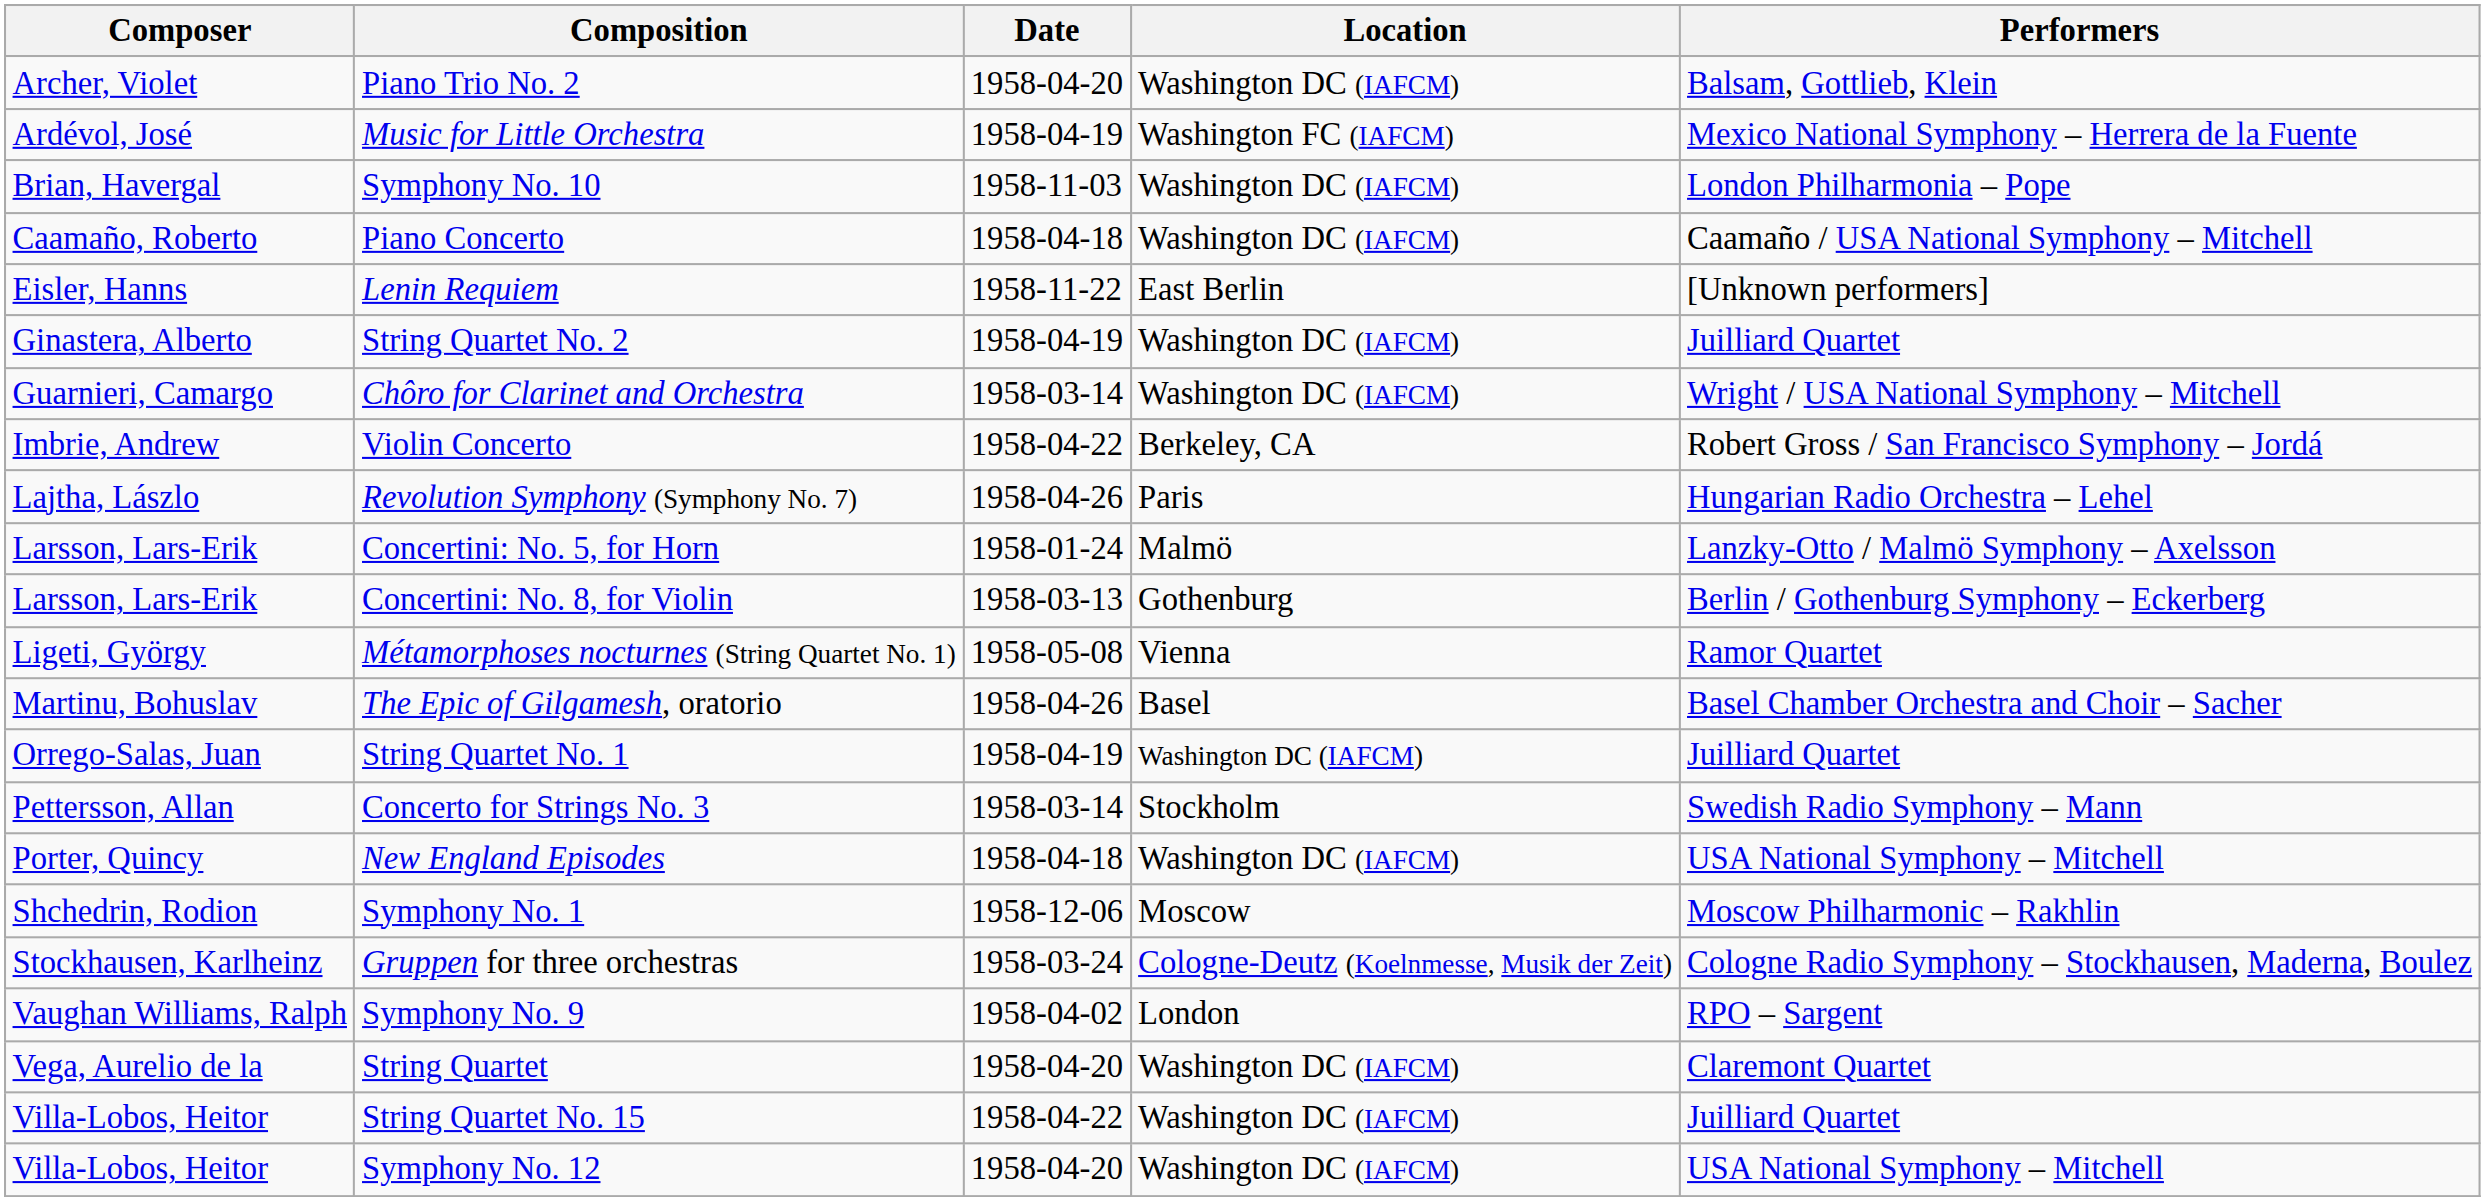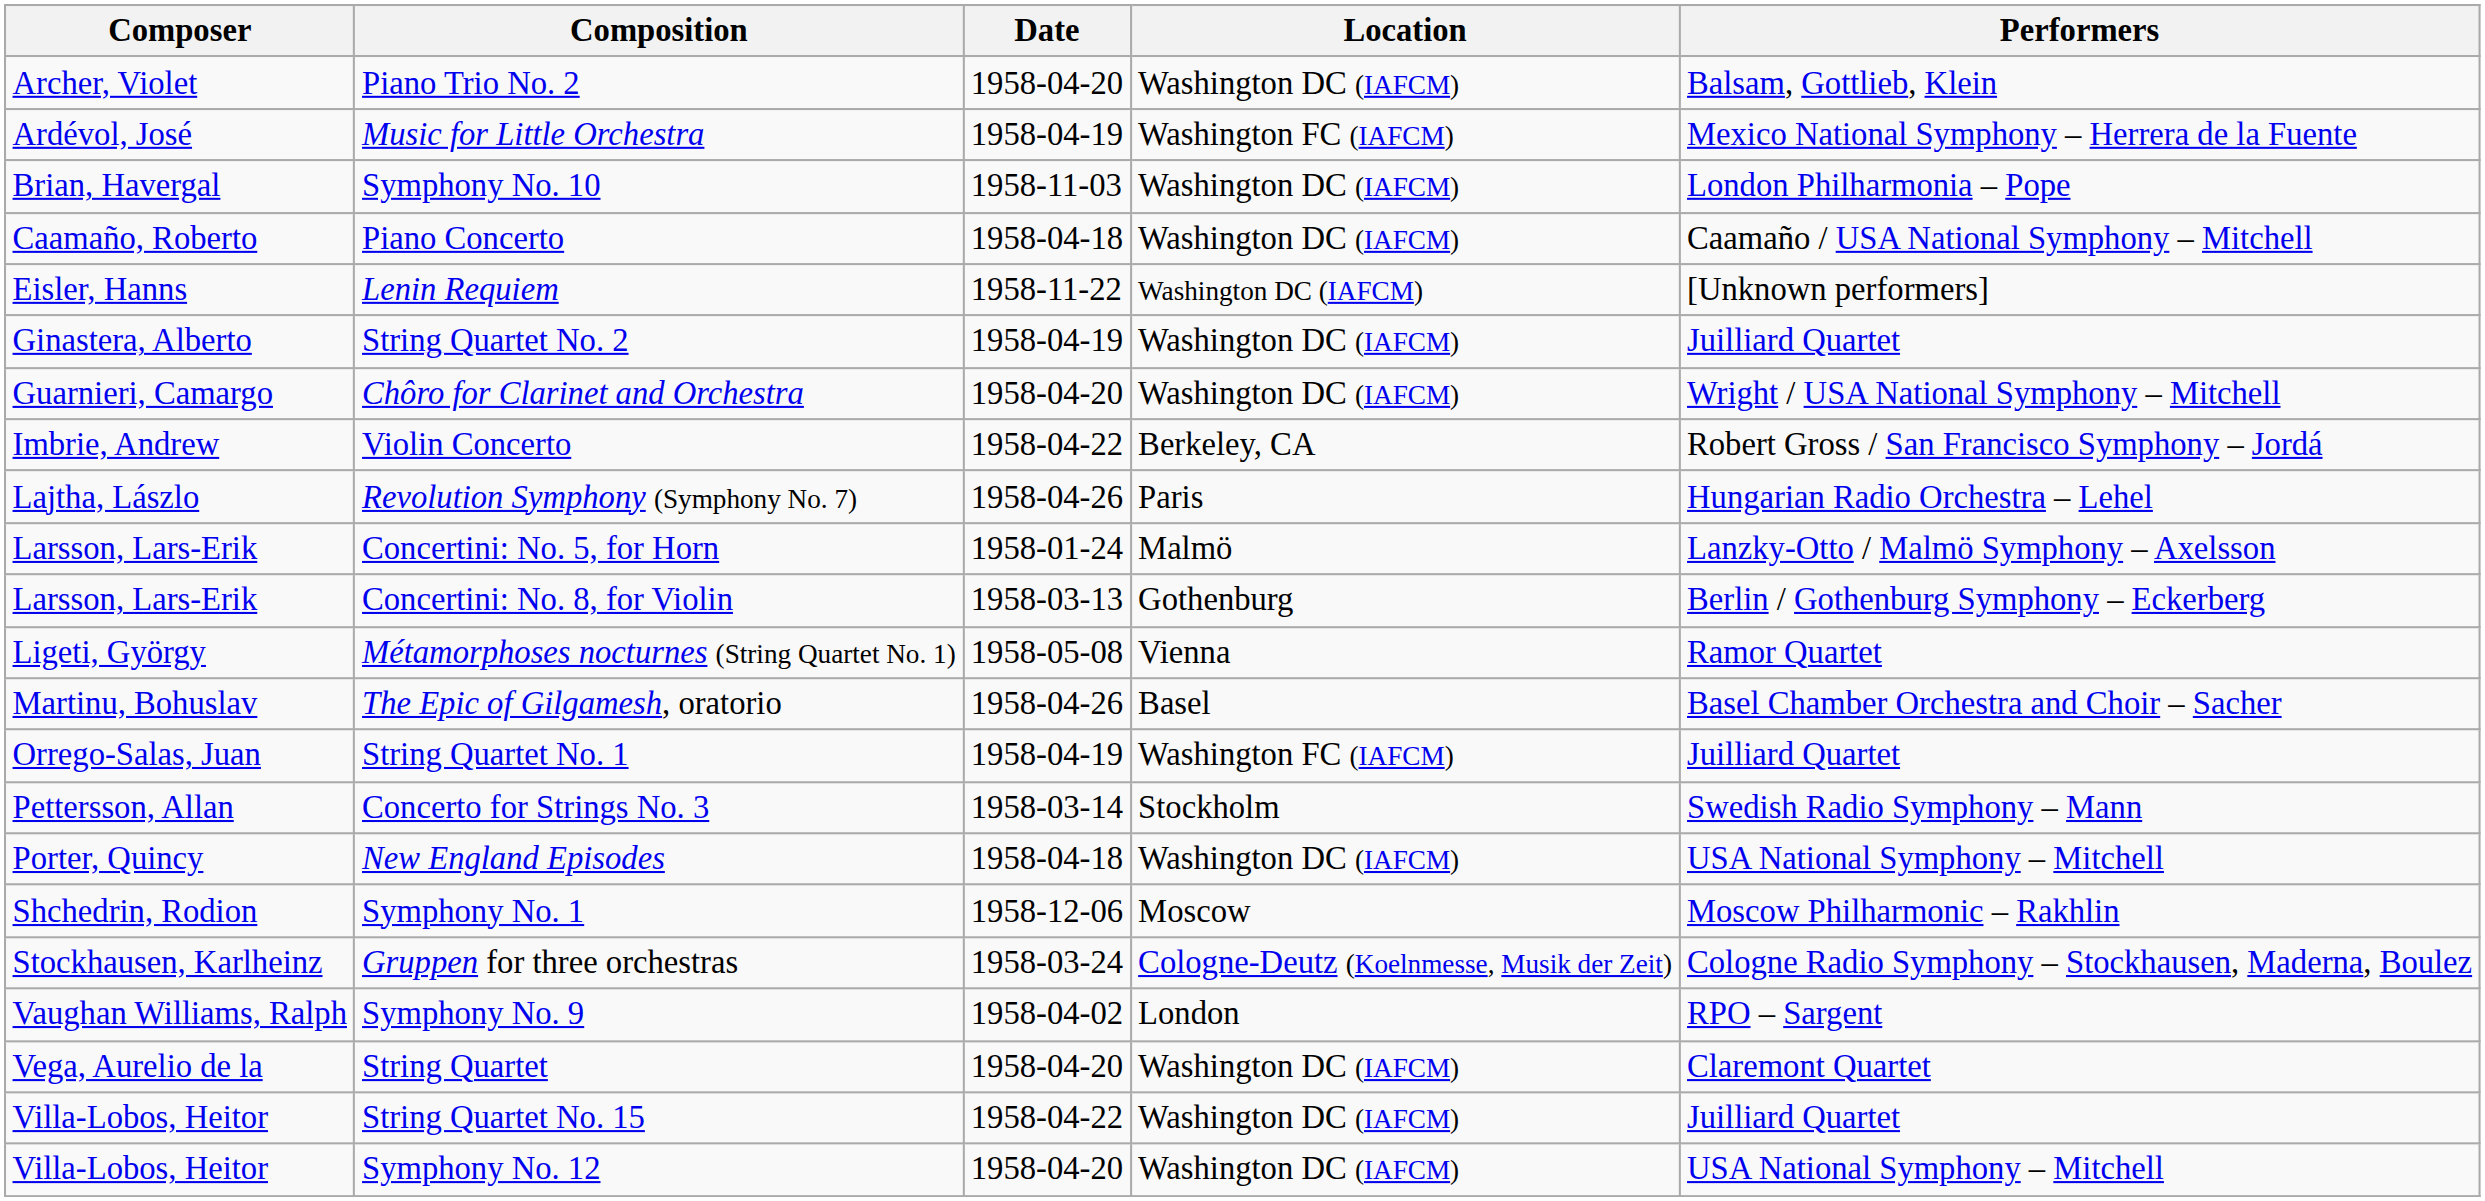(1211, 289) East Berlin -> (1281, 291) Washington DC (IAFCM)
(1047, 392) 1958-03-14 -> (1047, 392) 1958-04-20
(1281, 757) Washington DC (IAFCM) -> (1296, 755) Washington FC (IAFCM)
